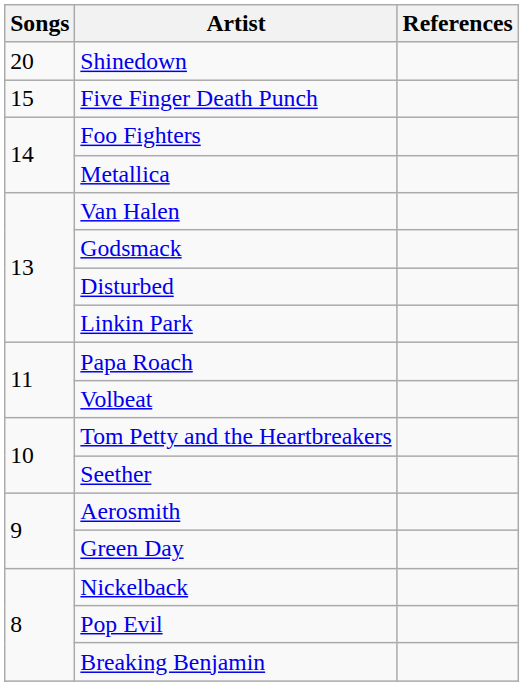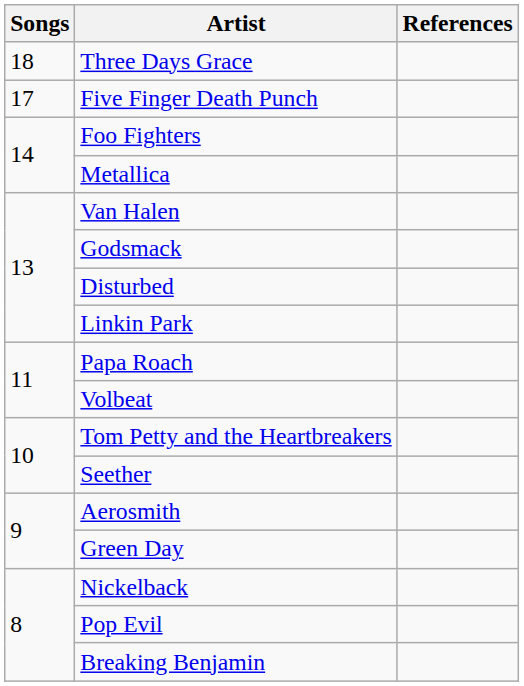- row: (134, 60)
+ row: (166, 60)
(22, 98) 15 -> (22, 98) 17
